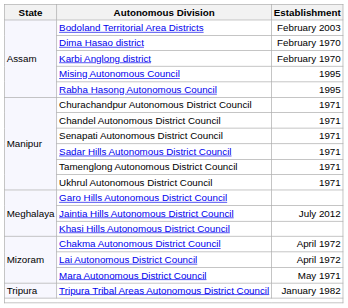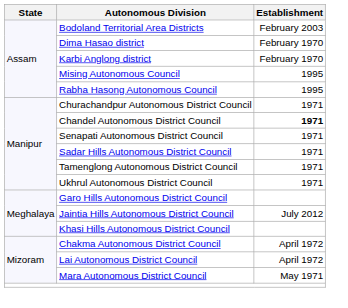(330, 121) normal -> (312, 121) bold
- row: (164, 291)
